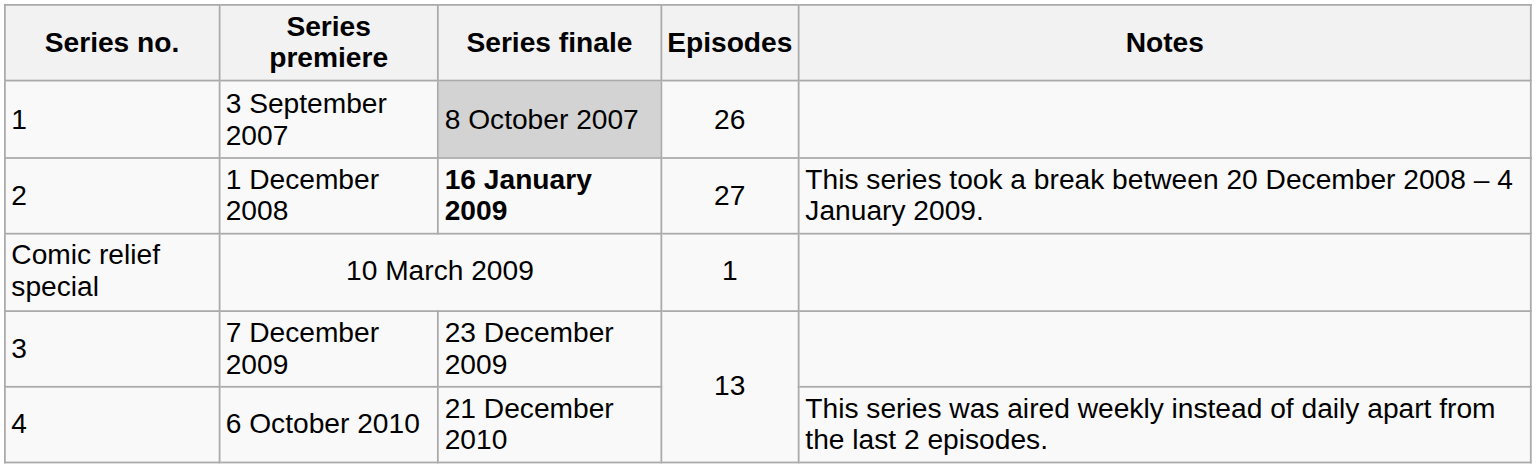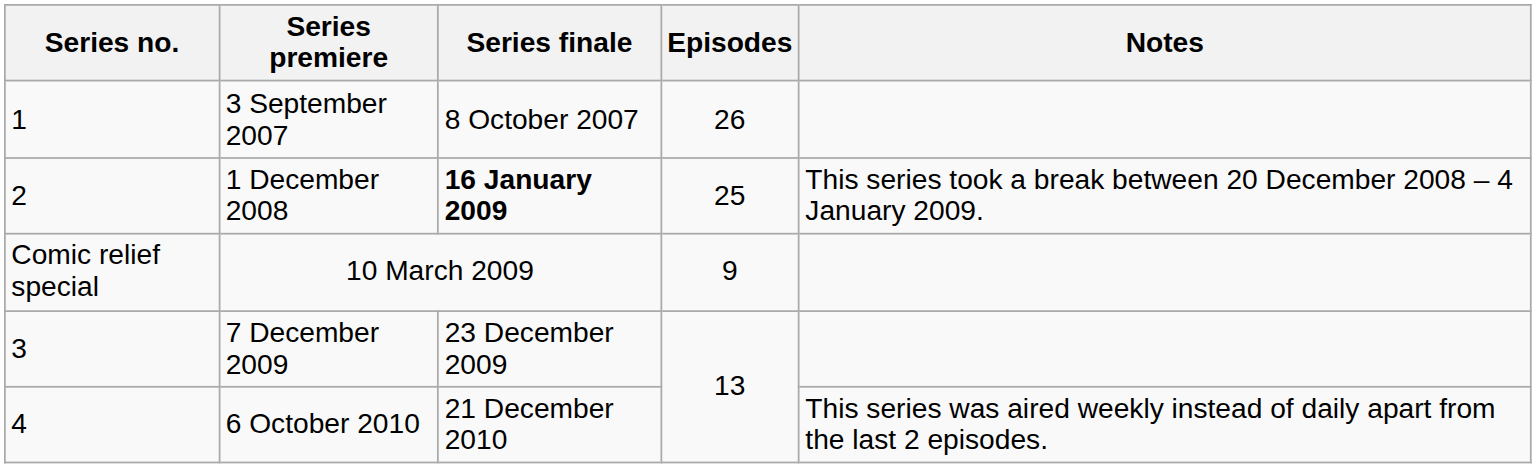(542, 119) lightgrey background -> (542, 119) no background
(730, 195) 27 -> (730, 195) 25
(730, 271) 1 -> (730, 271) 9
